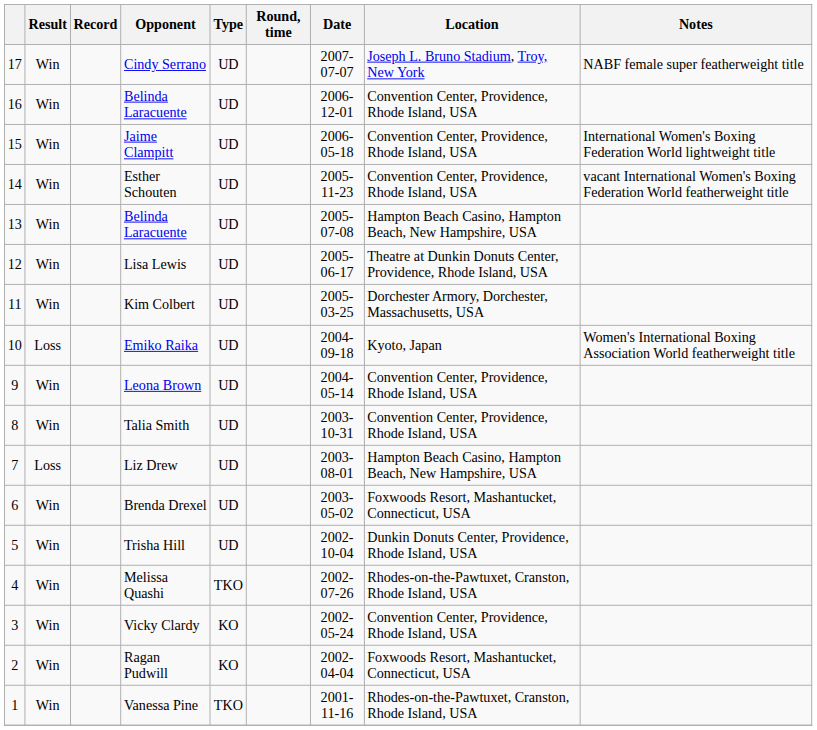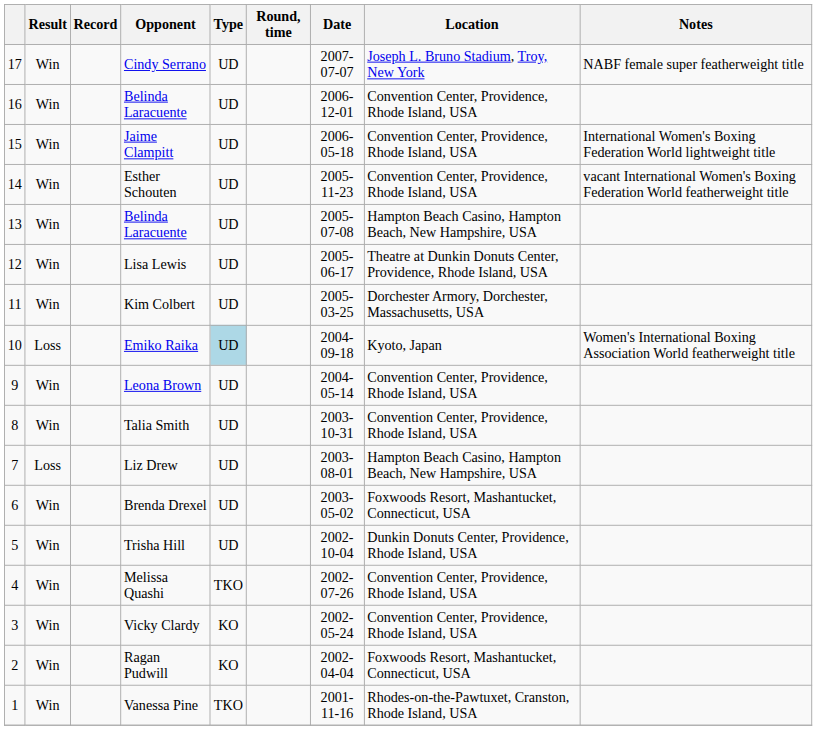(228, 345) no background -> (228, 345) lightblue background
(468, 585) Rhodes-on-the-Pawtuxet, Cranston, Rhode Island, USA -> (458, 585) Convention Center, Providence, Rhode Island, USA
